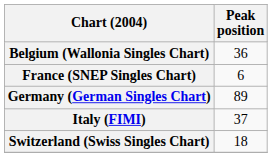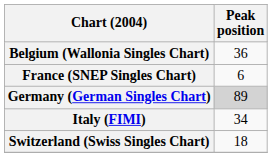(241, 97) no background -> (241, 97) lightgrey background
(241, 119) 37 -> (241, 119) 34
